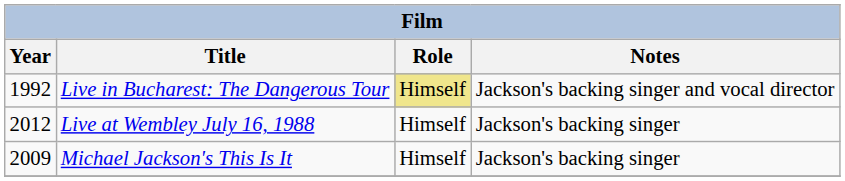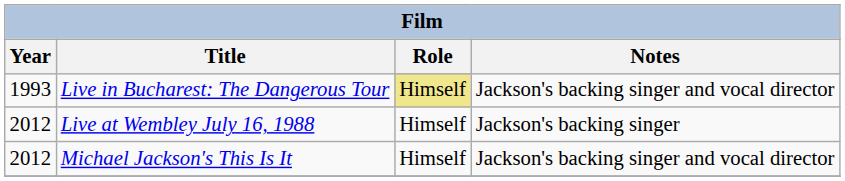(30, 90) 1992 -> (30, 90) 1993
(30, 158) 2009 -> (30, 158) 2012
(578, 158) Jackson's backing singer -> (655, 158) Jackson's backing singer and vocal director
